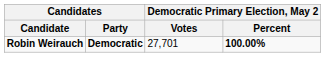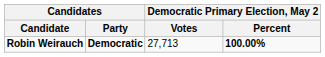(163, 44) 27,701 -> (163, 44) 27,713
